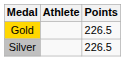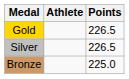+ row: (24, 64)
